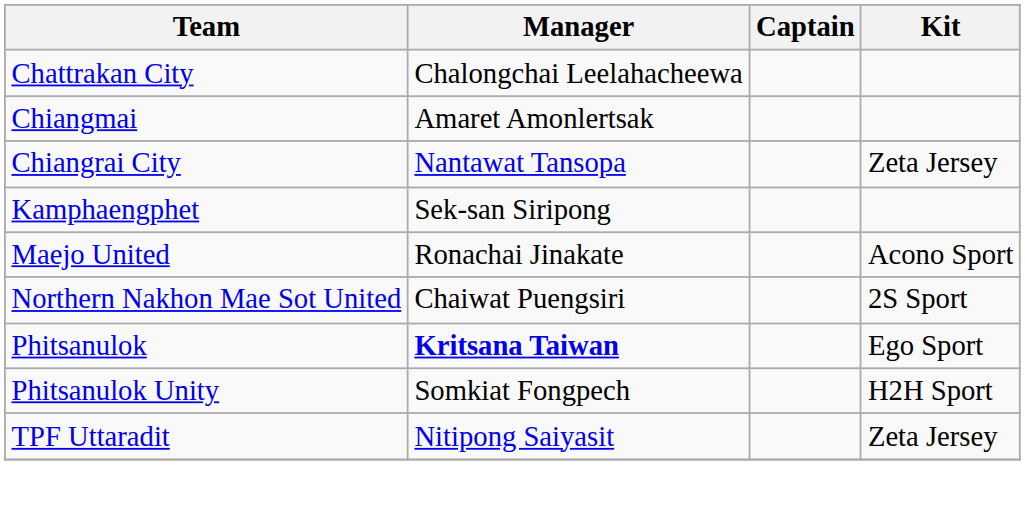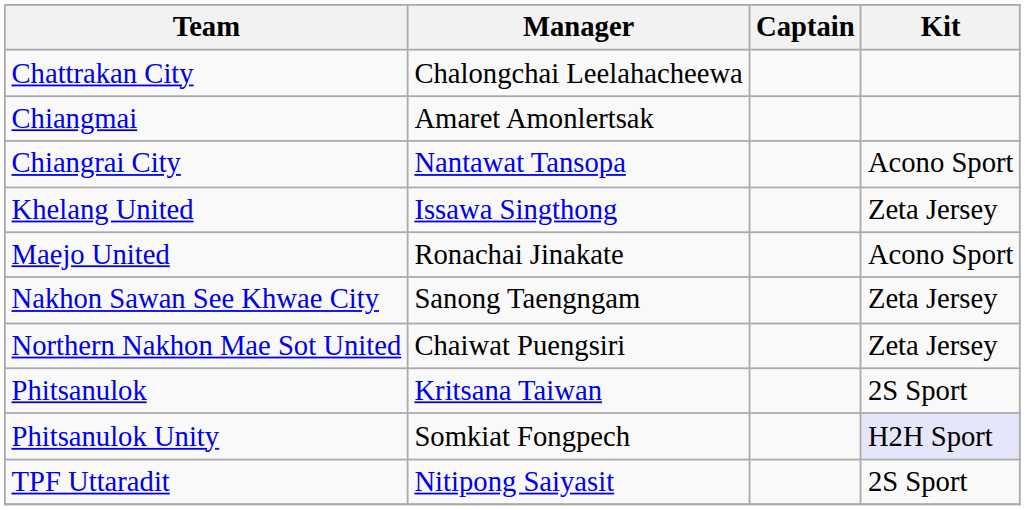(933, 163) Zeta Jersey -> (941, 163) Acono Sport
- row: (105, 208)
+ row: (103, 208)
+ row: (195, 299)
(918, 299) 2S Sport -> (933, 345) Zeta Jersey
(517, 345) bold -> (508, 390) normal
(926, 345) Ego Sport -> (918, 390) 2S Sport
(930, 390) no background -> (930, 436) lavender background
(933, 436) Zeta Jersey -> (918, 481) 2S Sport
